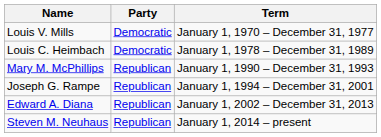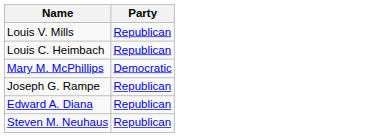- column: (275, 13)
(143, 31) Democratic -> (142, 31) Republican
(143, 50) Democratic -> (142, 50) Republican
(142, 68) Republican -> (143, 68) Democratic
